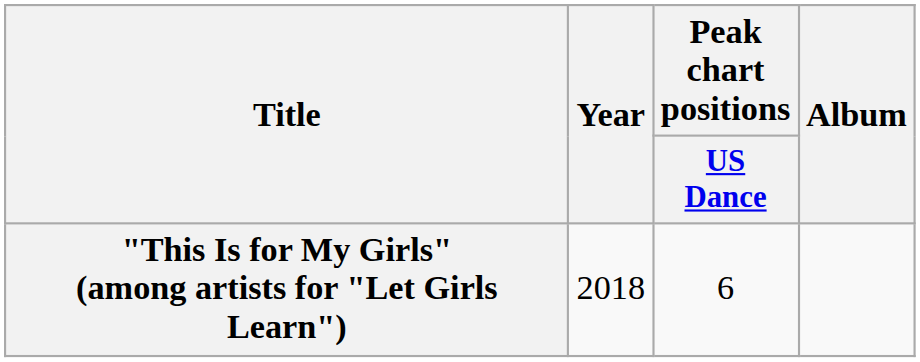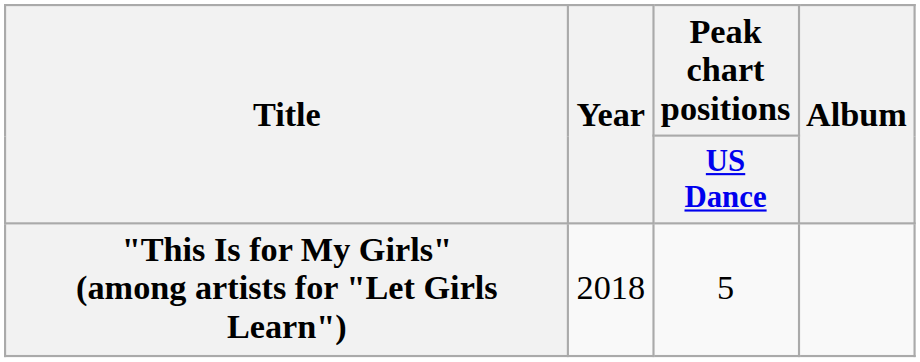(726, 288) 6 -> (726, 288) 5
